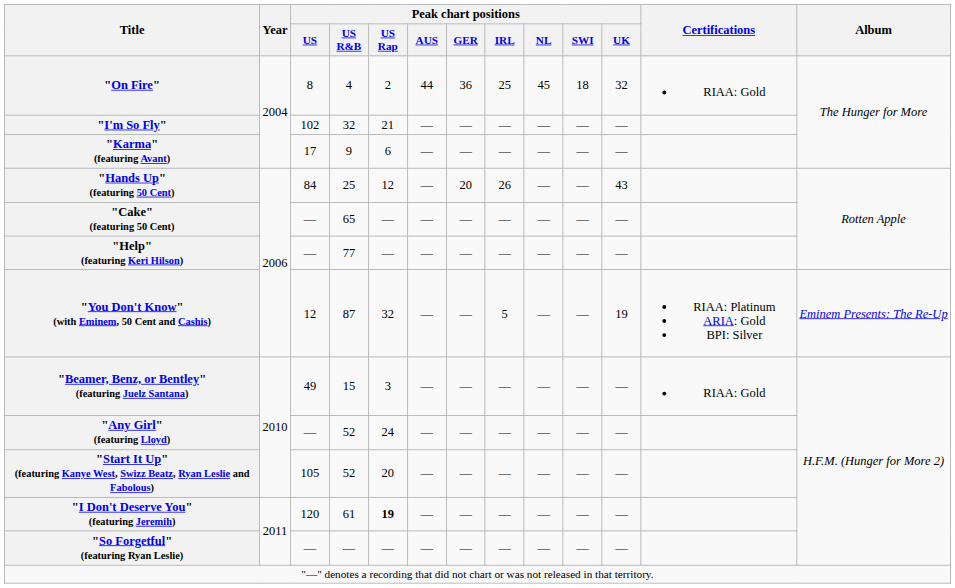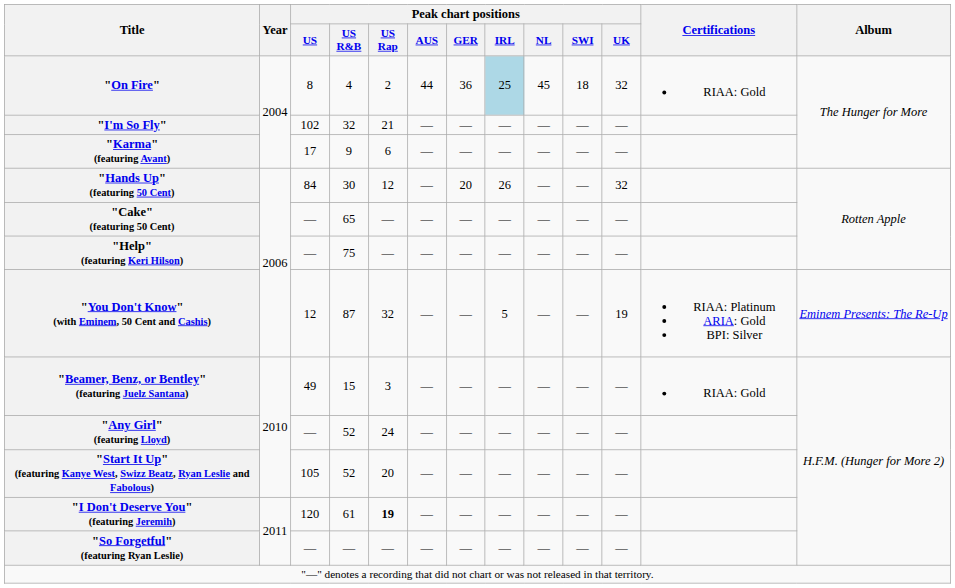(505, 85) no background -> (505, 85) lightblue background
(349, 185) 25 -> (349, 185) 30
(622, 185) 43 -> (622, 185) 32
(349, 253) 77 -> (349, 253) 75
